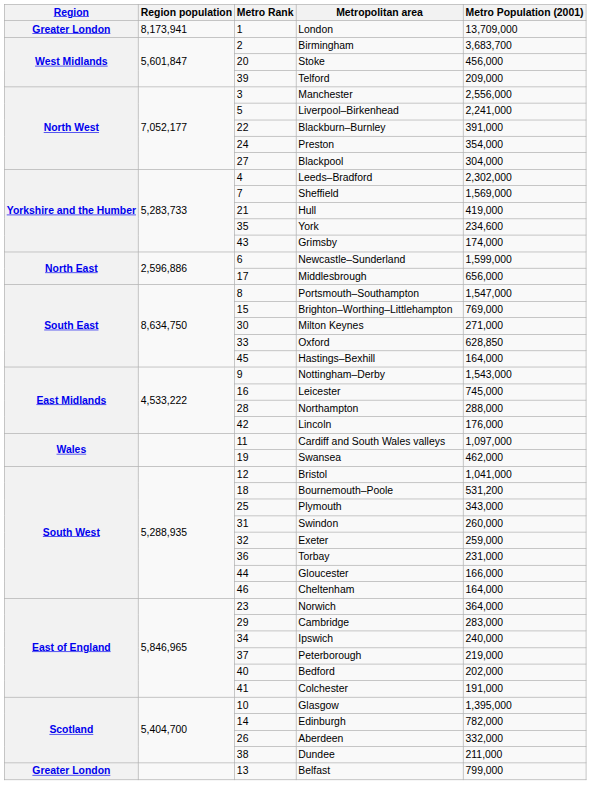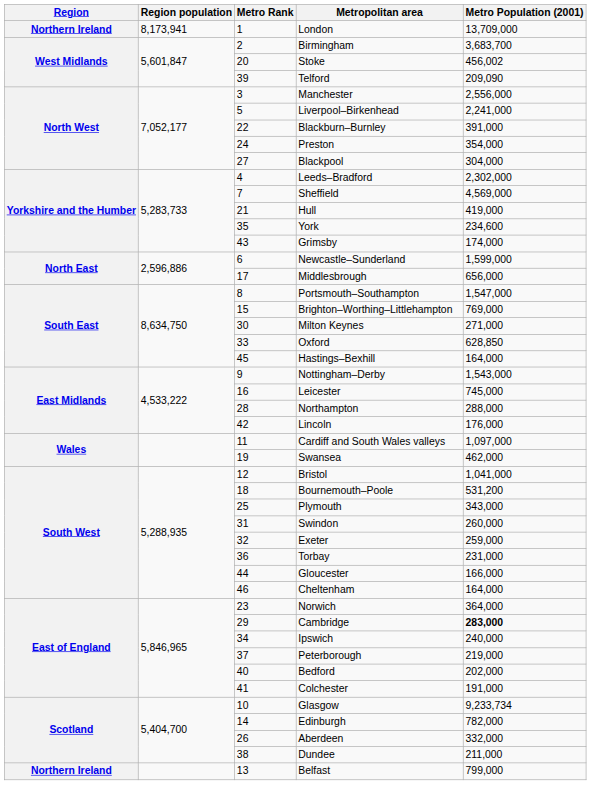(71, 29) Greater London -> (71, 29) Northern Ireland
(484, 62) 456,000 -> (484, 62) 456,002
(484, 78) 209,000 -> (484, 78) 209,090
(489, 194) 1,569,000 -> (489, 194) 4,569,000
(484, 623) normal -> (484, 623) bold
(489, 705) 1,395,000 -> (489, 705) 9,233,734
(71, 771) Greater London -> (71, 771) Northern Ireland
